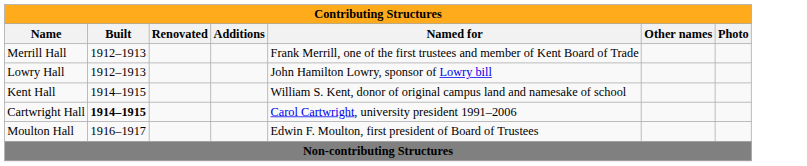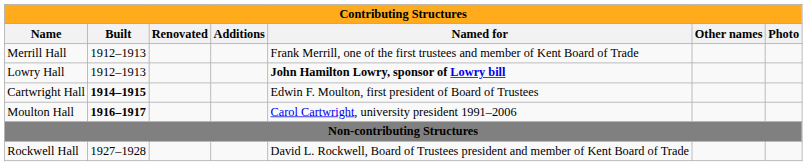(381, 72) normal -> (388, 72) bold
- row: (31, 92)
(394, 111) Carol Cartwright, university president 1991–2006 -> (405, 92) Edwin F. Moulton, first president of Board of Trustees
(118, 131) normal -> (118, 111) bold
(405, 131) Edwin F. Moulton, first president of Board of Trustees -> (394, 111) Carol Cartwright, university president 1991–2006
+ row: (43, 151)
